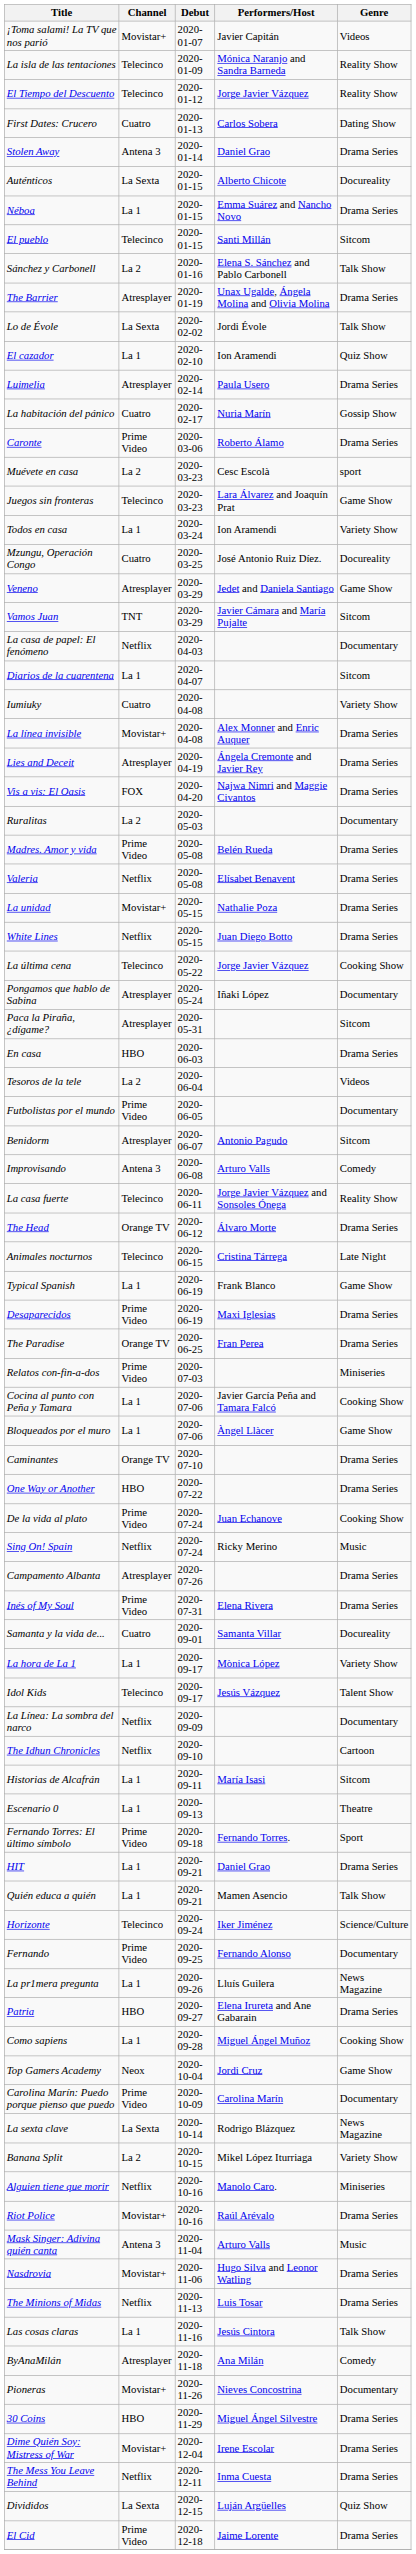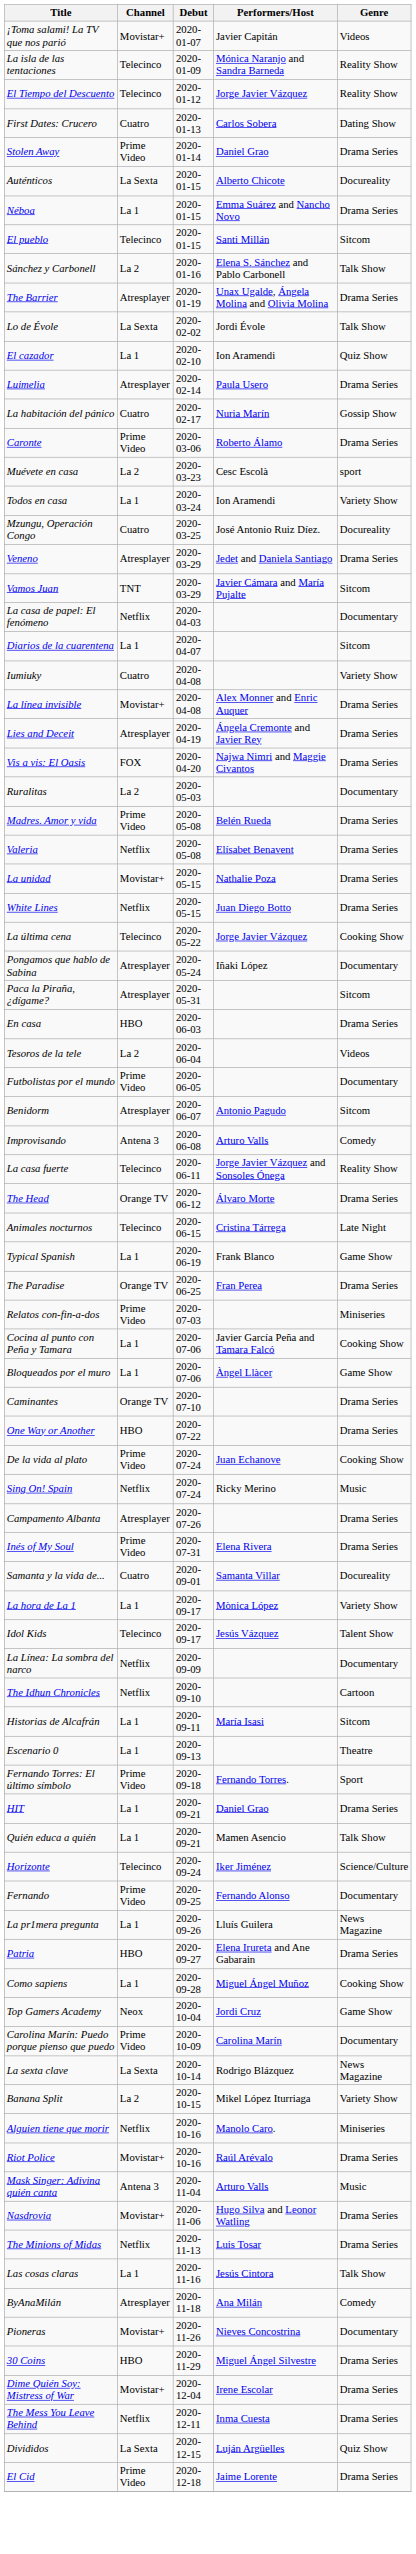(141, 152) Antena 3 -> (133, 152) Prime Video
- row: (50, 501)
(366, 588) Game Show -> (369, 559) Drama Series
- row: (39, 1314)
